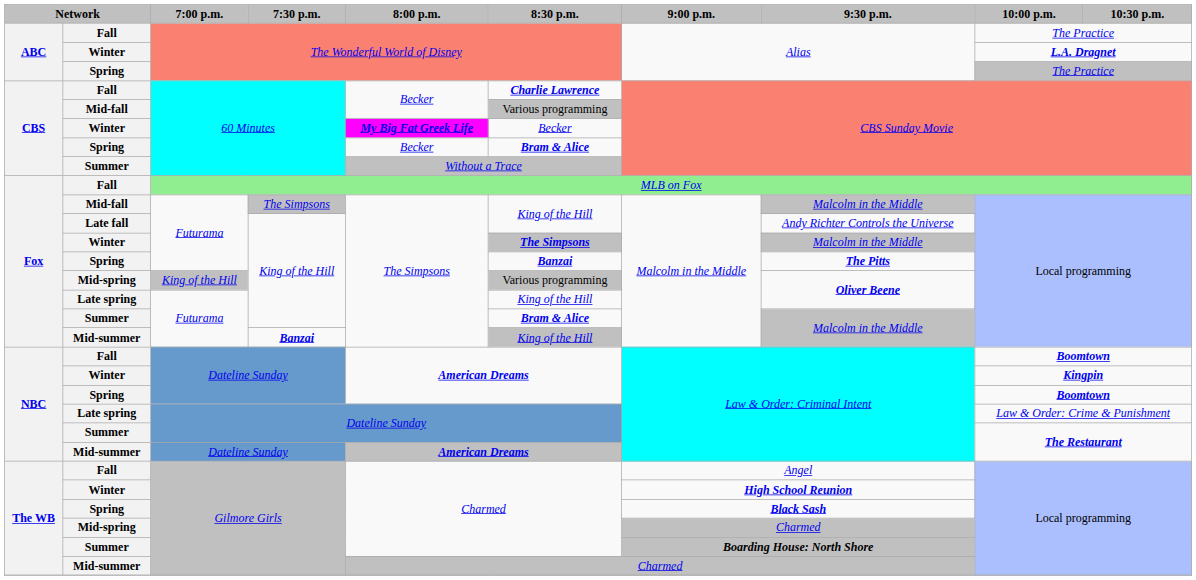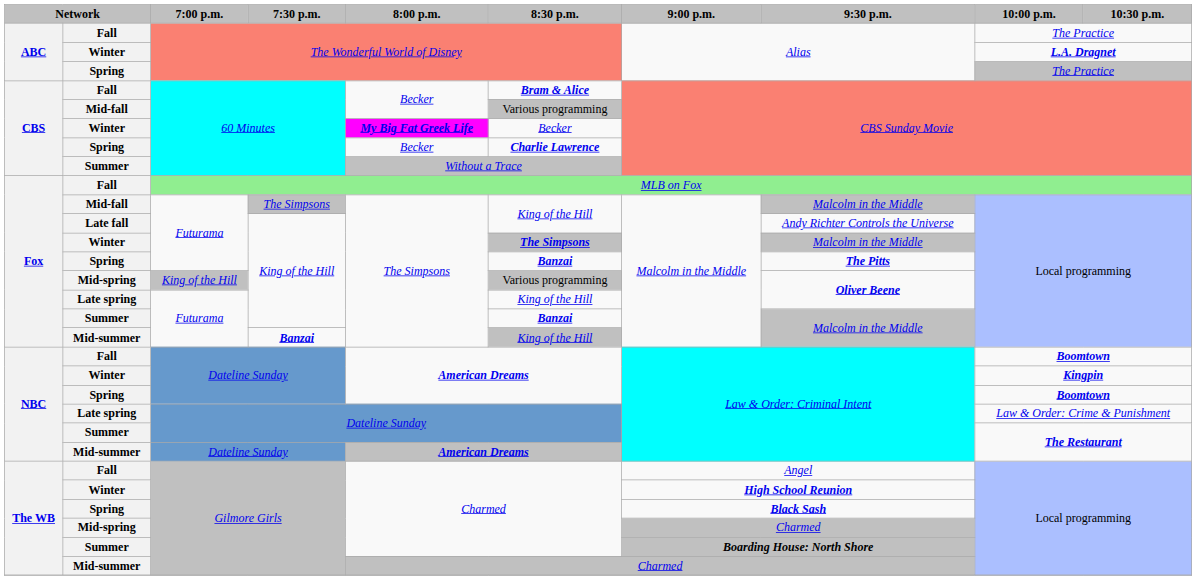(555, 90) Charlie Lawrence -> (555, 90) Bram & Alice
(555, 147) Bram & Alice -> (555, 147) Charlie Lawrence
(555, 318) Bram & Alice -> (555, 318) Banzai
